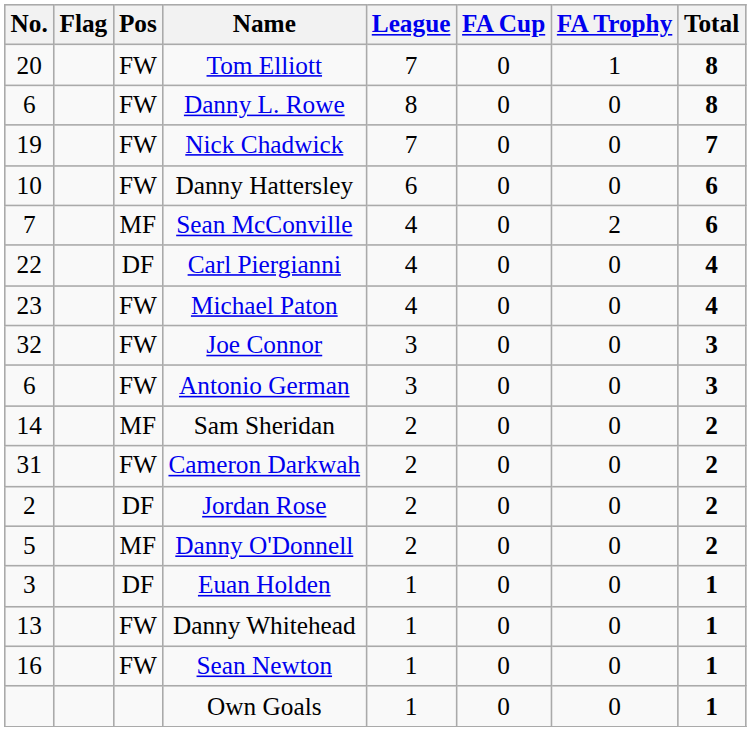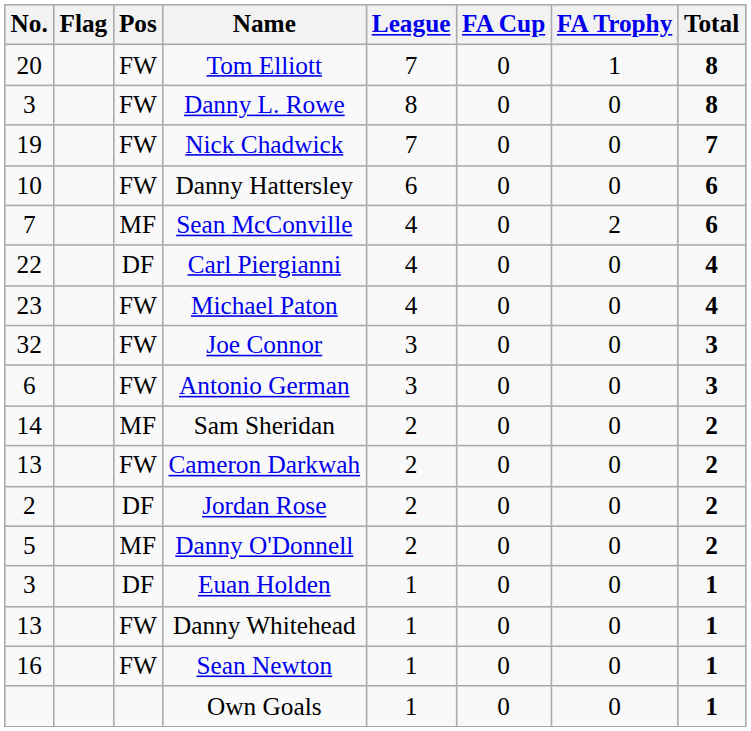(29, 104) 6 -> (29, 104) 3
(29, 465) 31 -> (29, 465) 13
